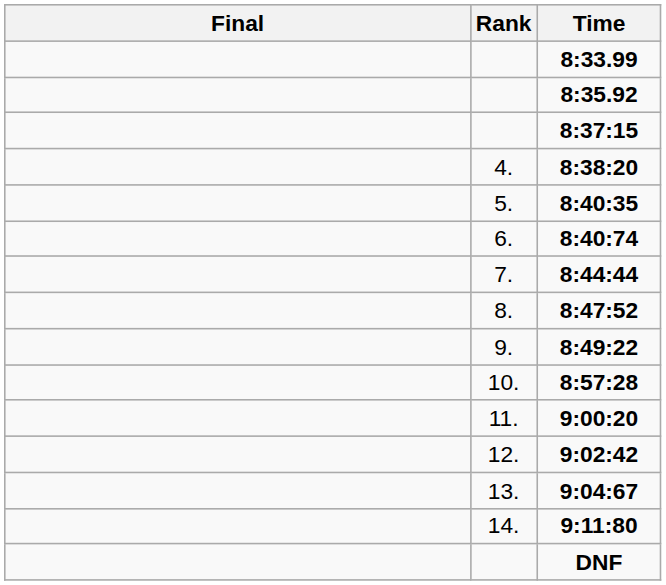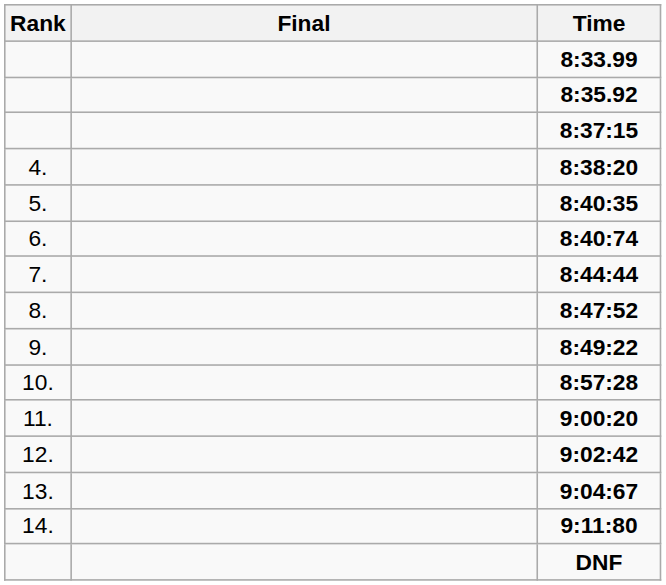columns swapped: (504, 23) <-> (238, 23)
